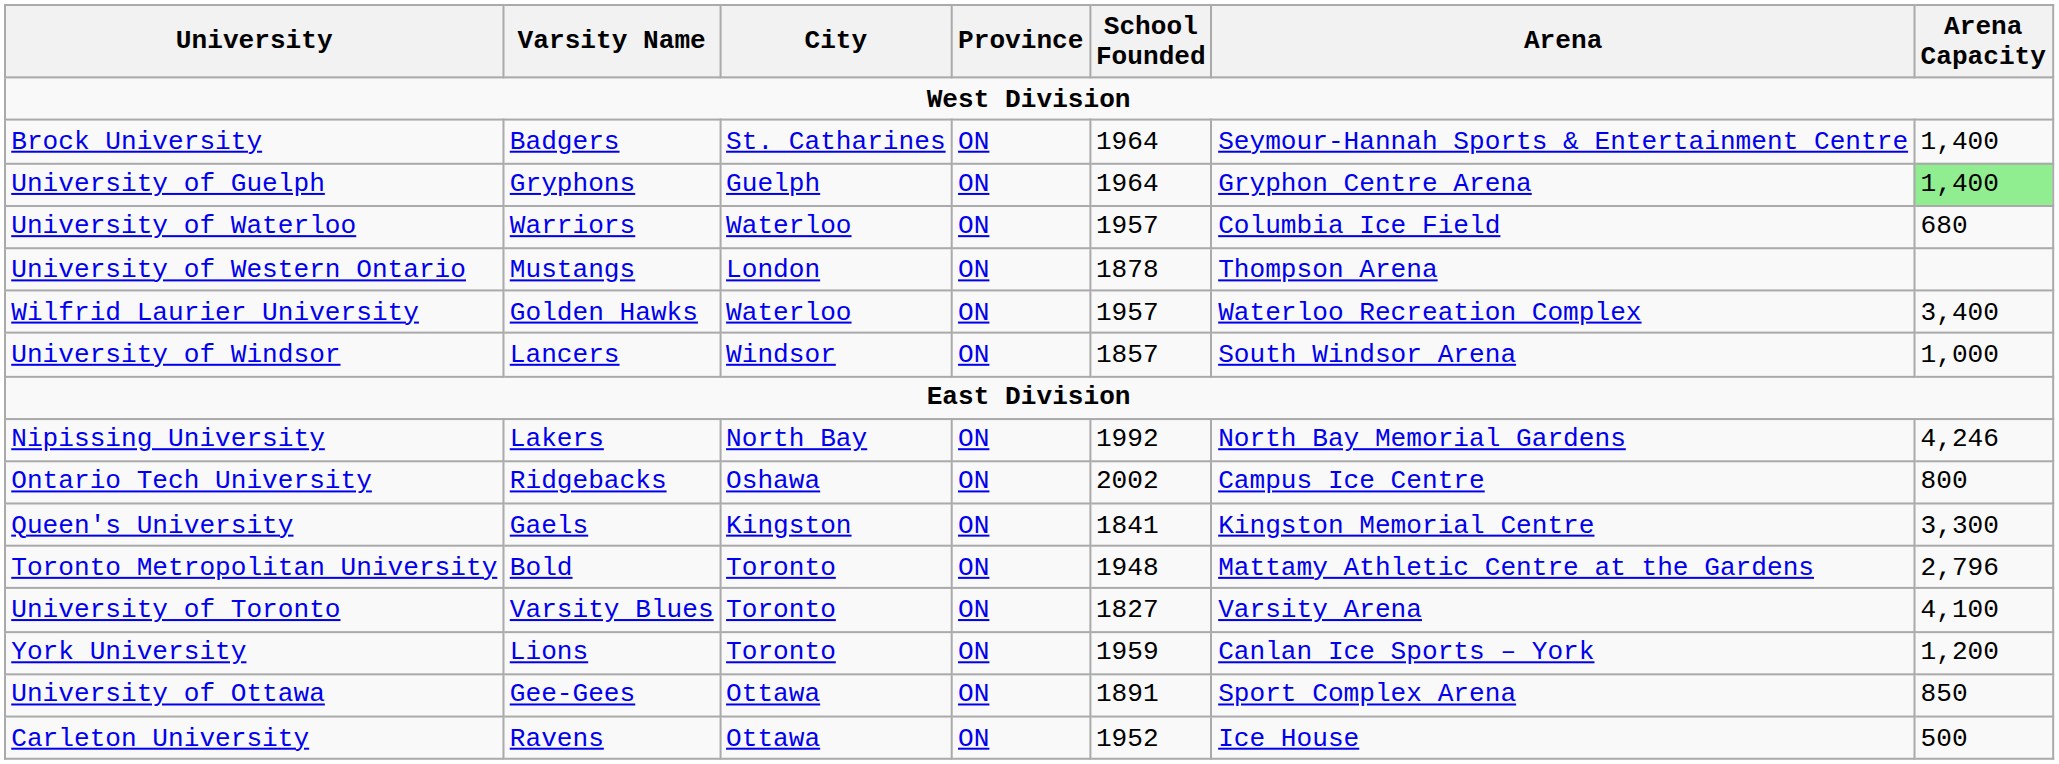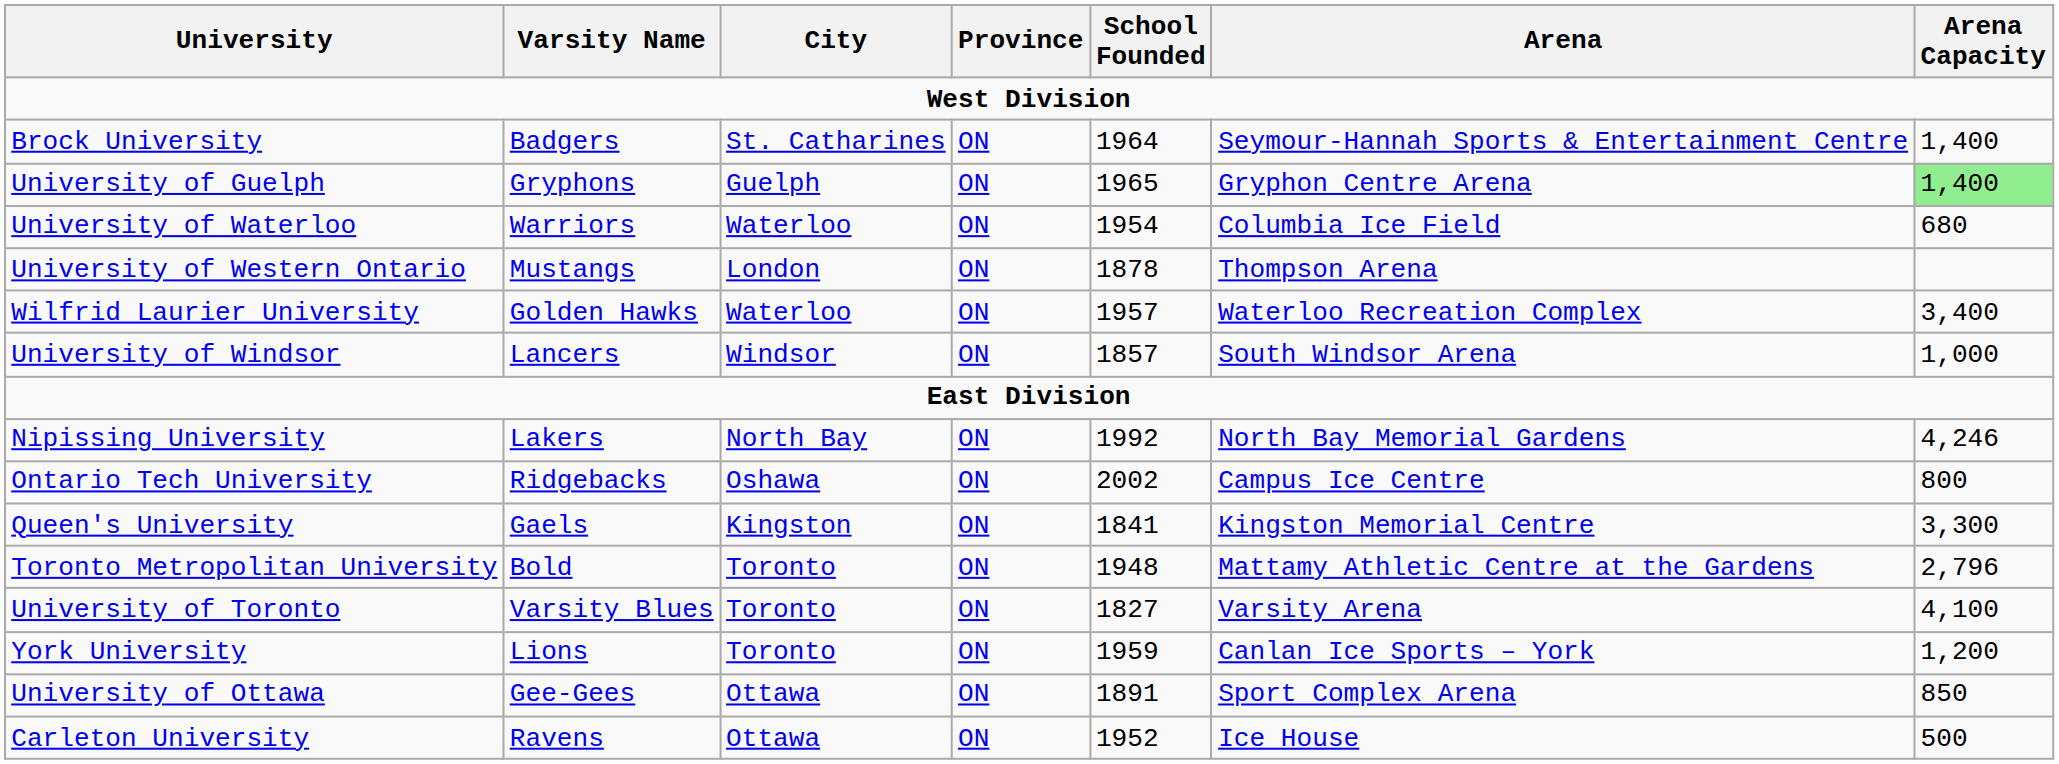(1127, 184) 1964 -> (1127, 184) 1965
(1127, 227) 1957 -> (1127, 227) 1954
